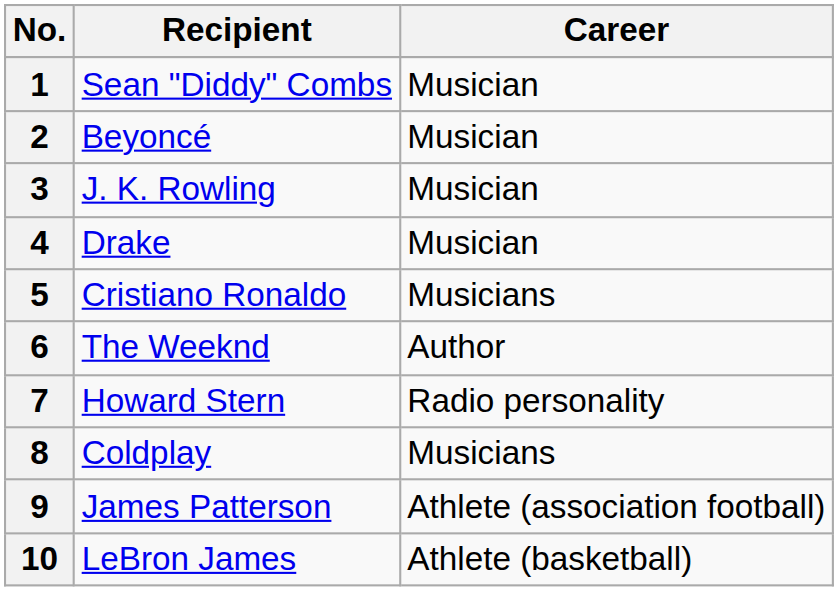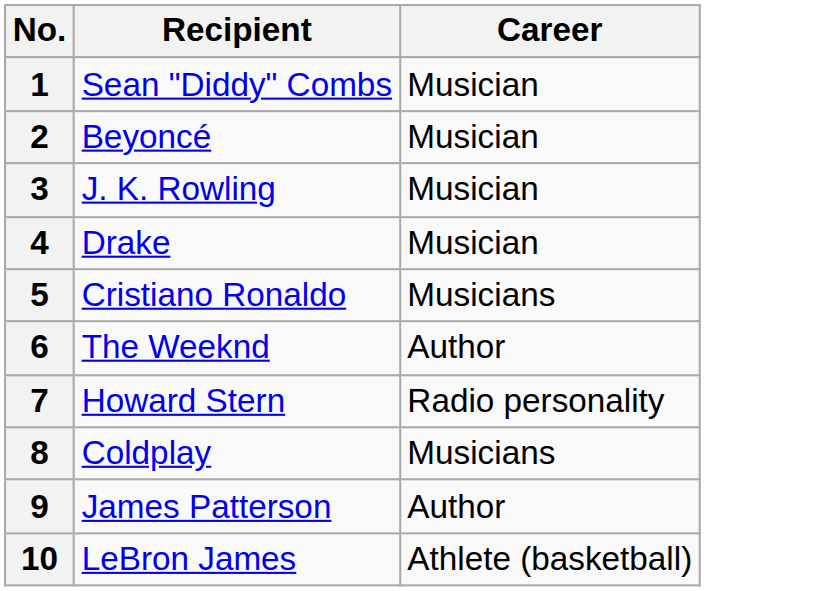(616, 505) Athlete (association football) -> (456, 505) Author
